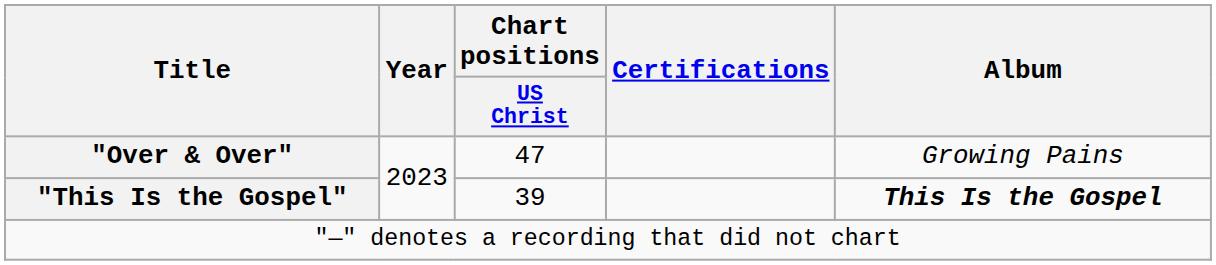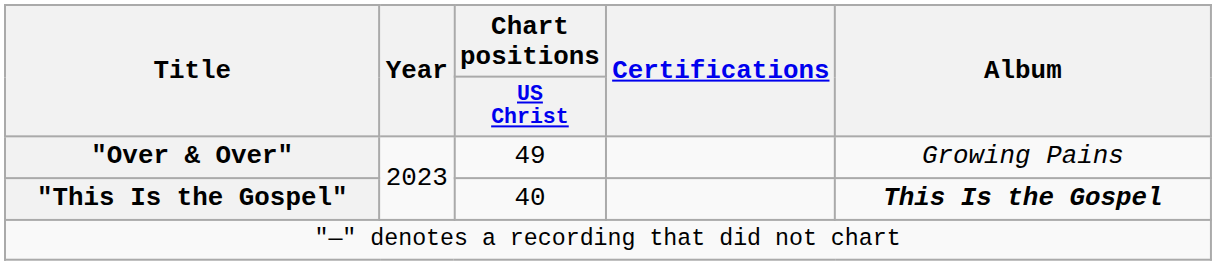(530, 156) 47 -> (530, 156) 49
(530, 199) 39 -> (530, 199) 40
